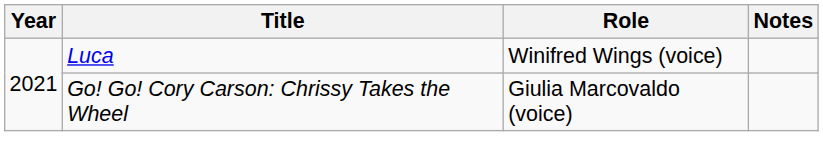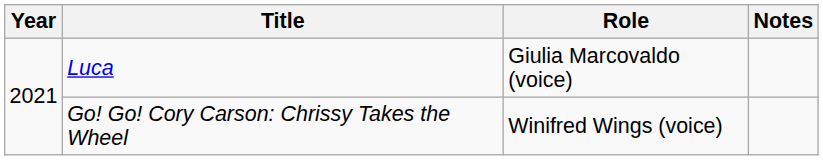(615, 55) Winifred Wings (voice) -> (594, 67) Giulia Marcovaldo (voice)
(594, 101) Giulia Marcovaldo (voice) -> (615, 125) Winifred Wings (voice)
